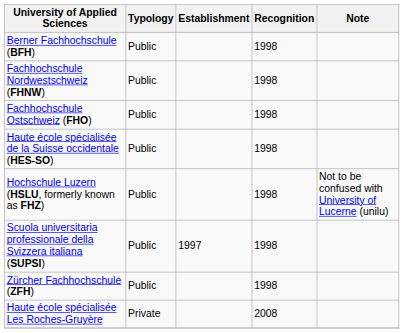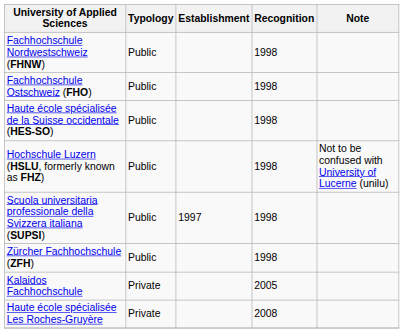- row: (62, 46)
+ row: (45, 286)
